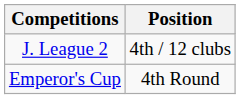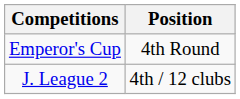rows swapped: (65, 49) <-> (65, 78)
